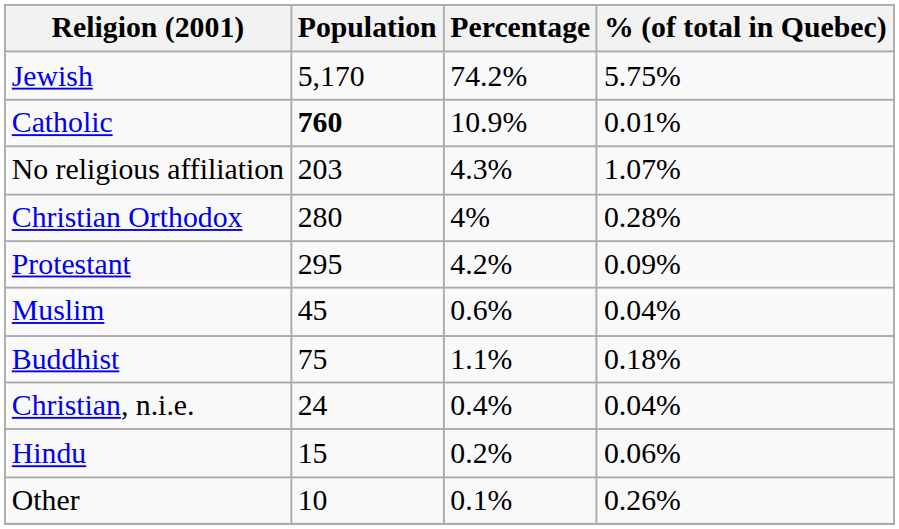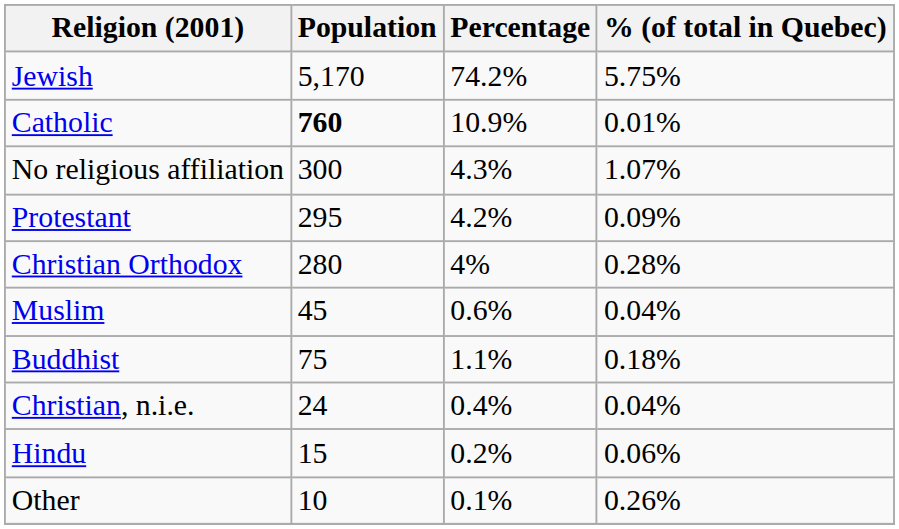(320, 169) 203 -> (320, 169) 300
rows swapped: (71, 264) <-> (127, 216)
